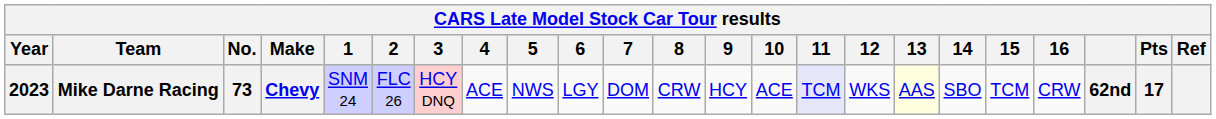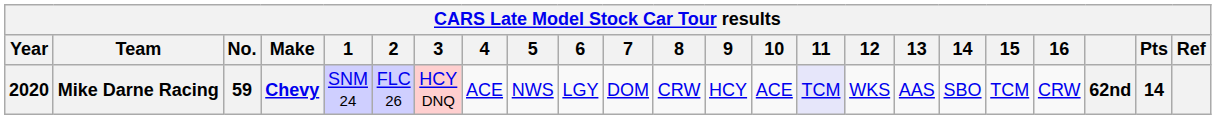(29, 89) 2023 -> (29, 89) 2020
(242, 89) 73 -> (242, 89) 59
(917, 89) lightyellow background -> (917, 89) no background
(1154, 89) 17 -> (1154, 89) 14
